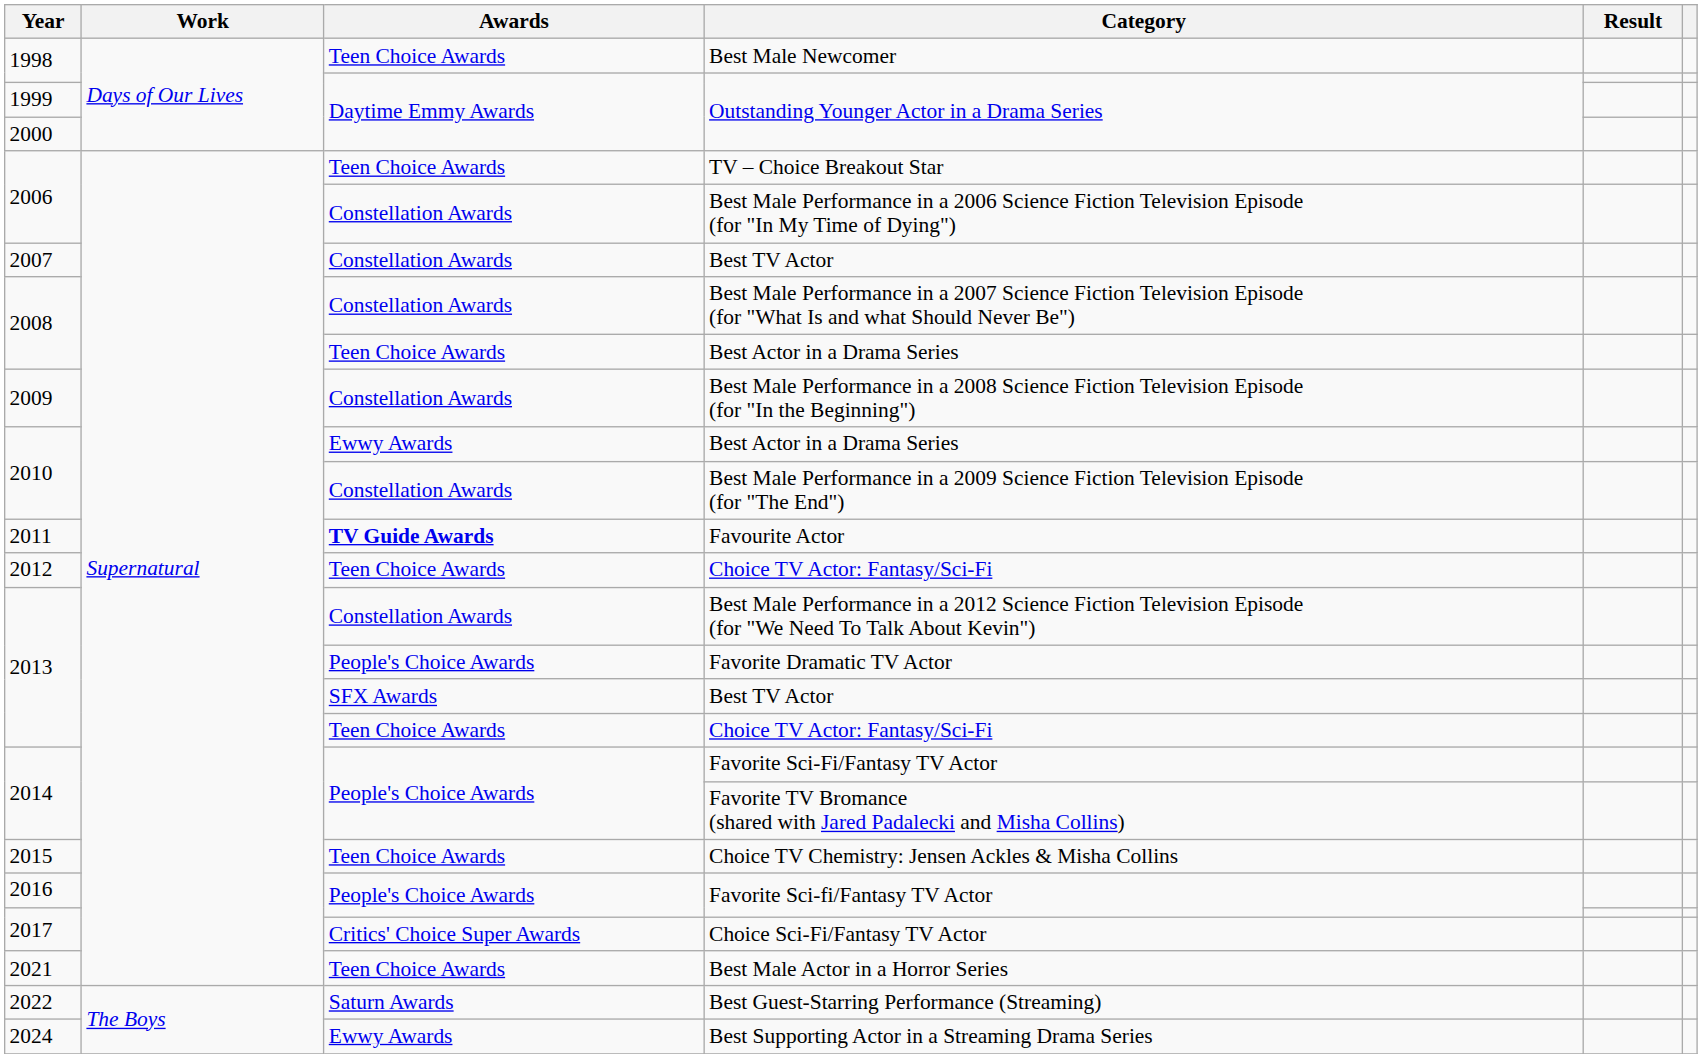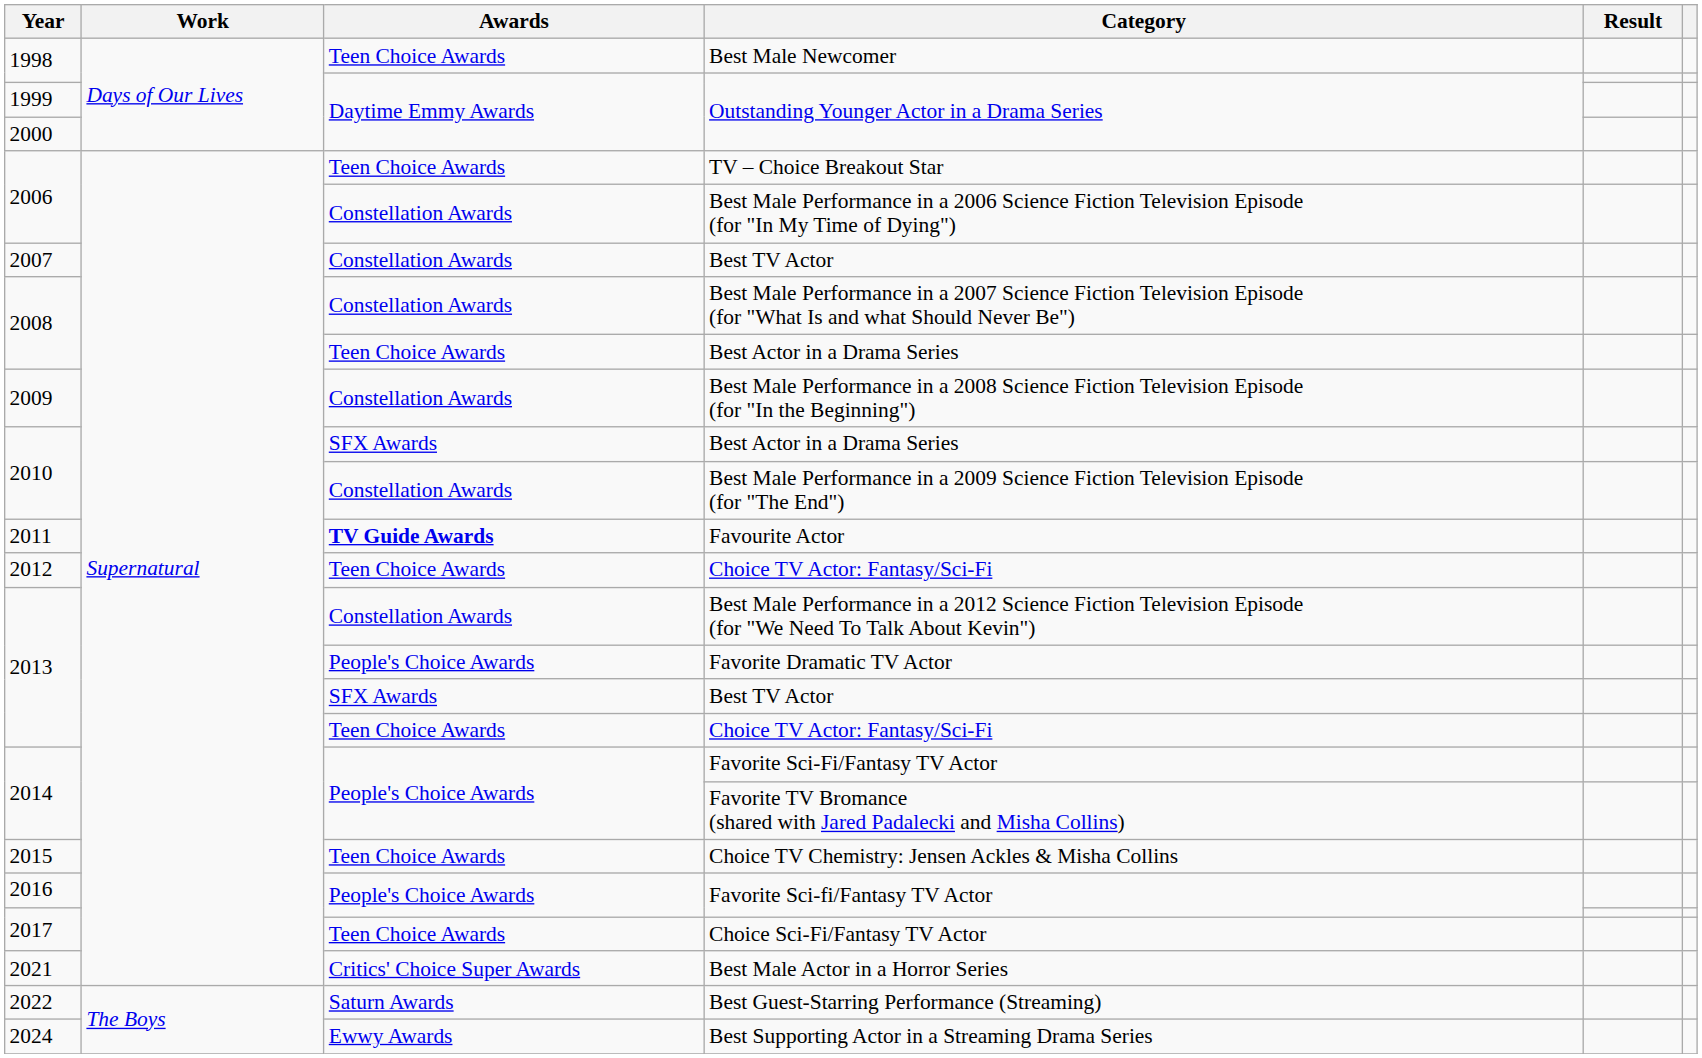(391, 443) Ewwy Awards -> (383, 443) SFX Awards
(454, 934) Critics' Choice Super Awards -> (417, 934) Teen Choice Awards
(417, 968) Teen Choice Awards -> (454, 968) Critics' Choice Super Awards
